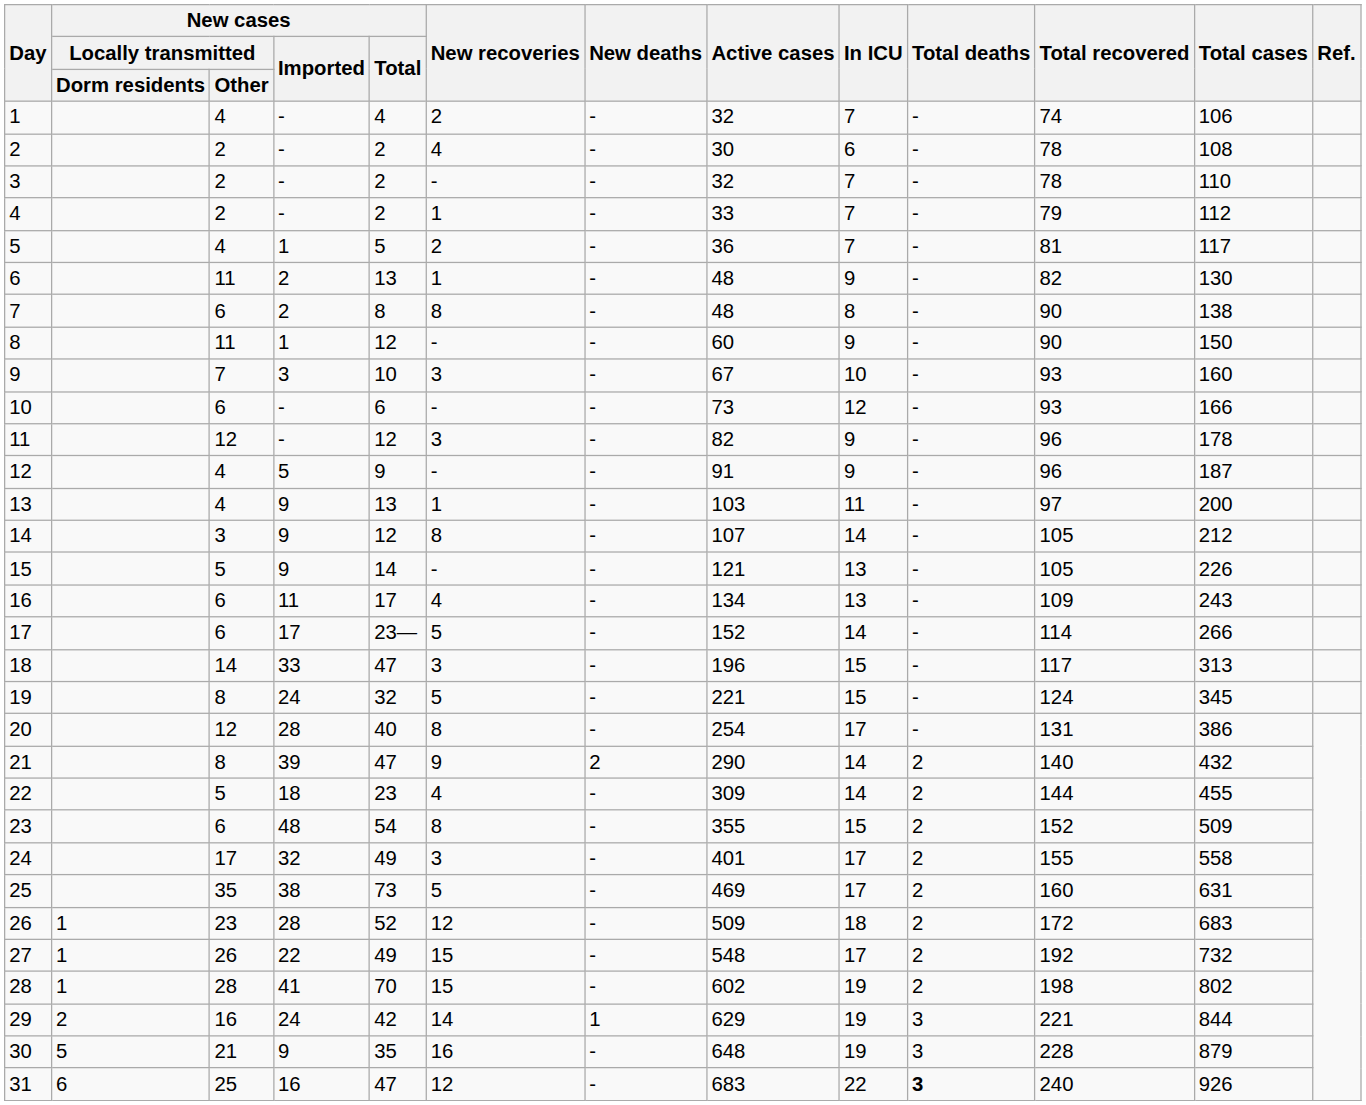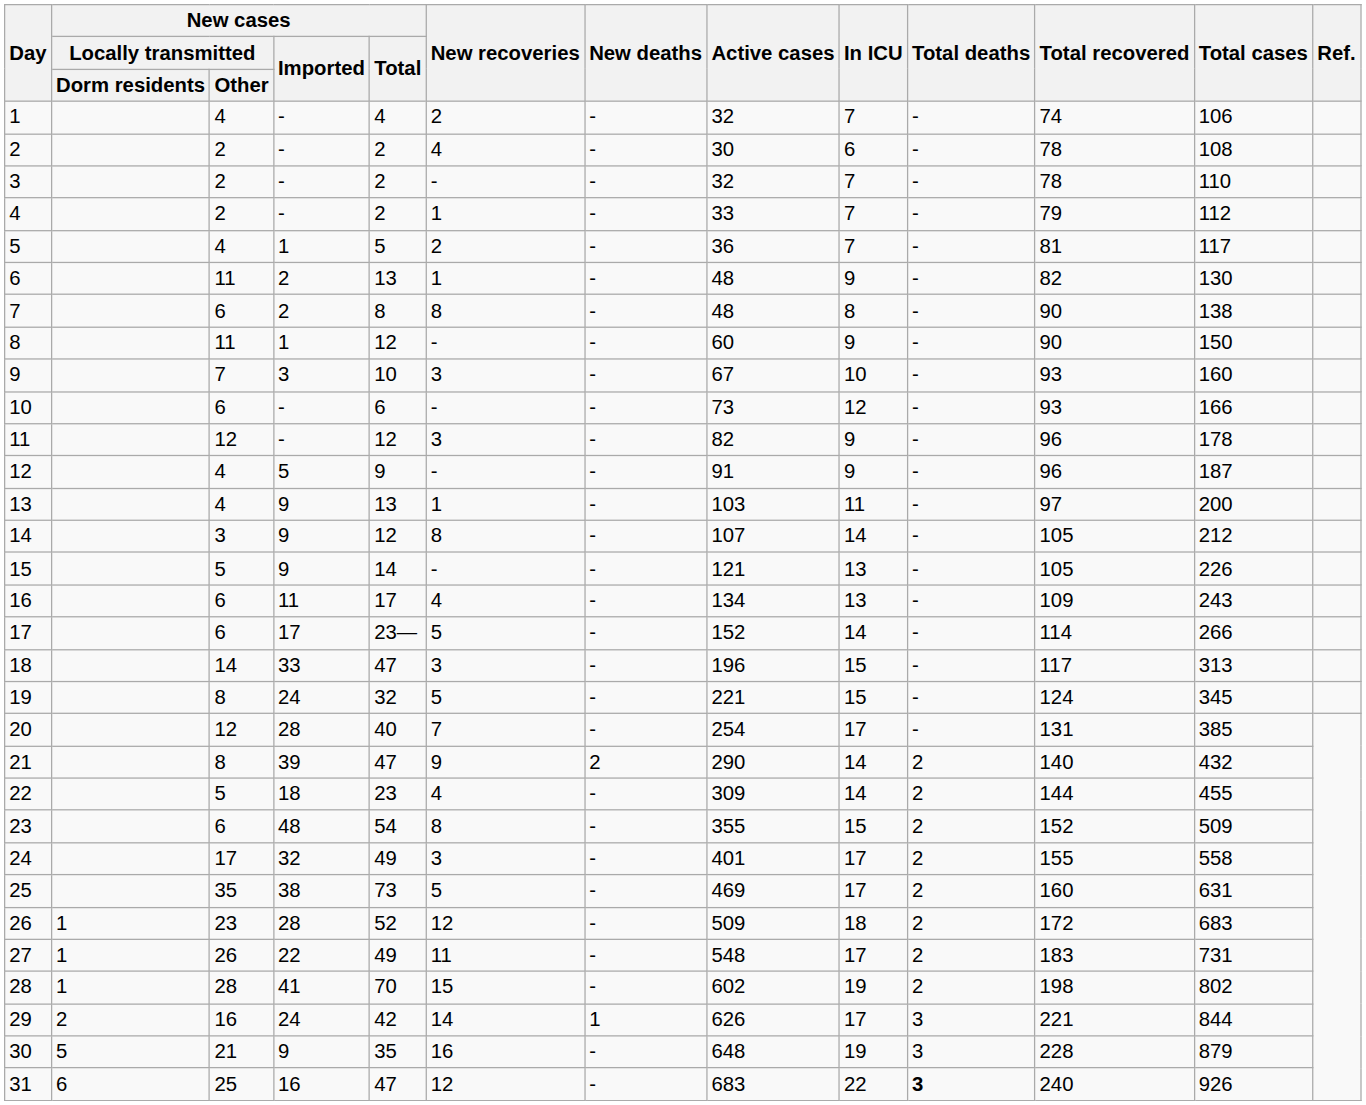(436, 729) 8 -> (436, 729) 7
(1216, 729) 386 -> (1216, 729) 385
(442, 955) 15 -> (441, 955) 11
(1057, 955) 192 -> (1057, 955) 183
(1216, 955) 732 -> (1216, 955) 731
(728, 1019) 629 -> (728, 1019) 626
(855, 1019) 19 -> (855, 1019) 17
